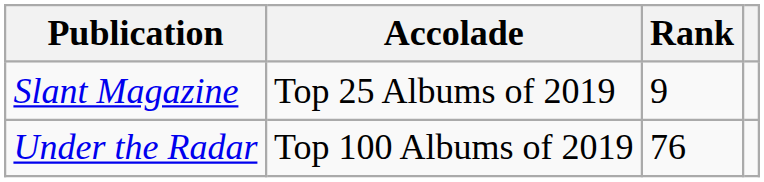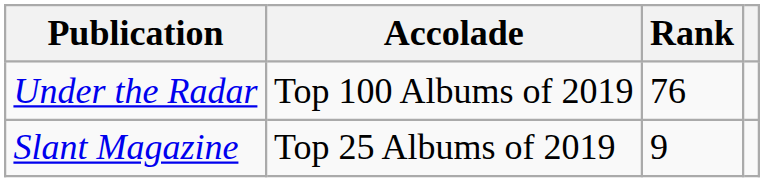rows swapped: (126, 90) <-> (135, 147)
